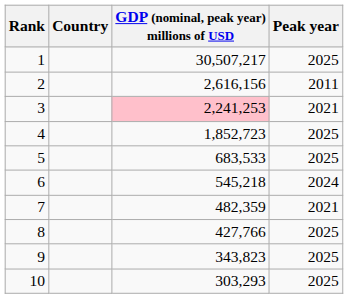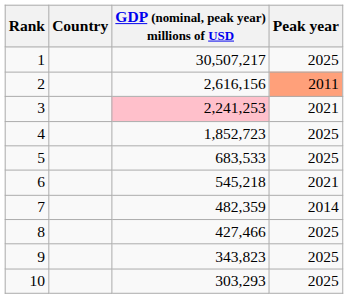(324, 84) no background -> (324, 84) lightsalmon background
(323, 182) 2024 -> (323, 182) 2021
(323, 207) 2021 -> (323, 207) 2014
(240, 231) 427,766 -> (240, 231) 427,466
